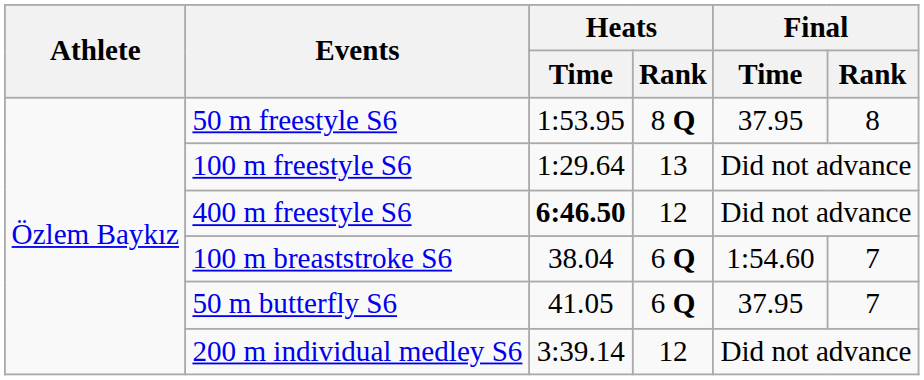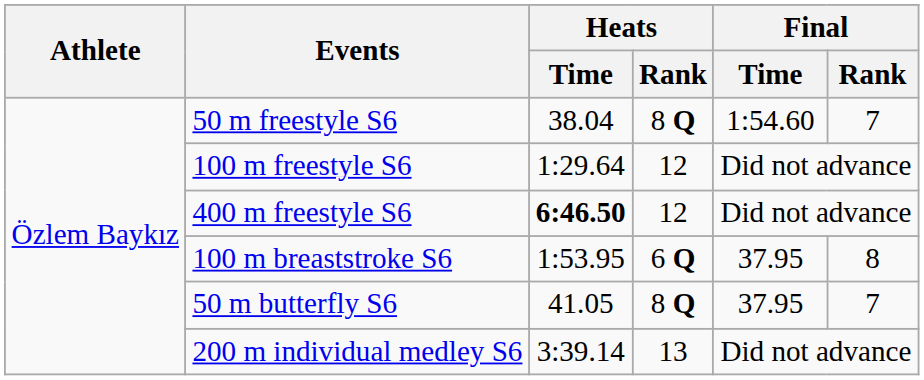(581, 119) 1:53.95 -> (581, 119) 38.04
(770, 119) 37.95 -> (770, 119) 1:54.60
(873, 119) 8 -> (873, 119) 7
(673, 166) 13 -> (673, 166) 12
(581, 258) 38.04 -> (581, 258) 1:53.95
(770, 258) 1:54.60 -> (770, 258) 37.95
(873, 258) 7 -> (873, 258) 8
(673, 304) 6 Q -> (673, 304) 8 Q
(673, 350) 12 -> (673, 350) 13
